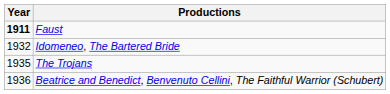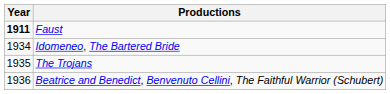(19, 47) 1932 -> (19, 47) 1934
